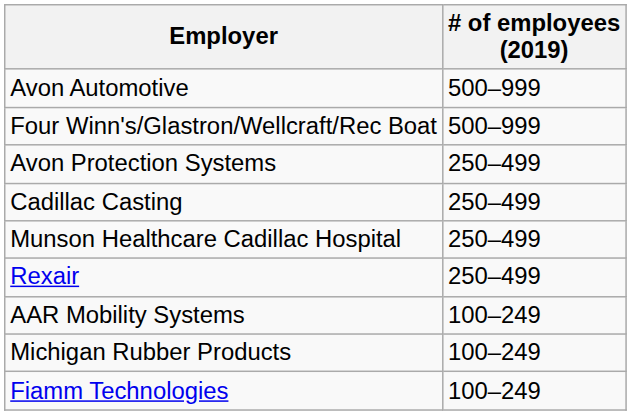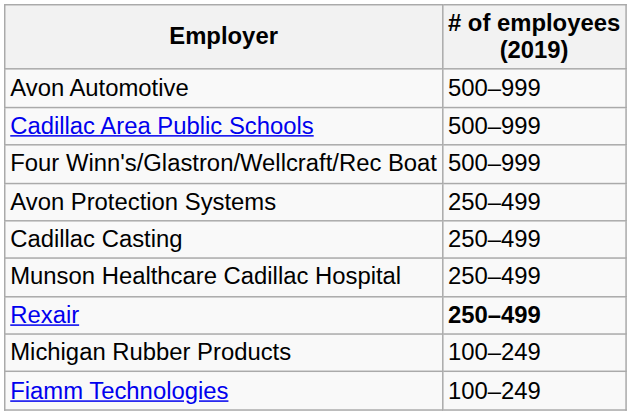+ row: (162, 125)
(494, 277) normal -> (494, 314) bold
- row: (127, 314)
